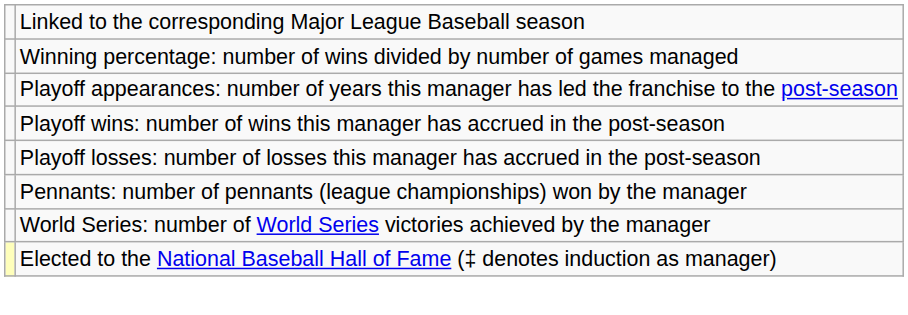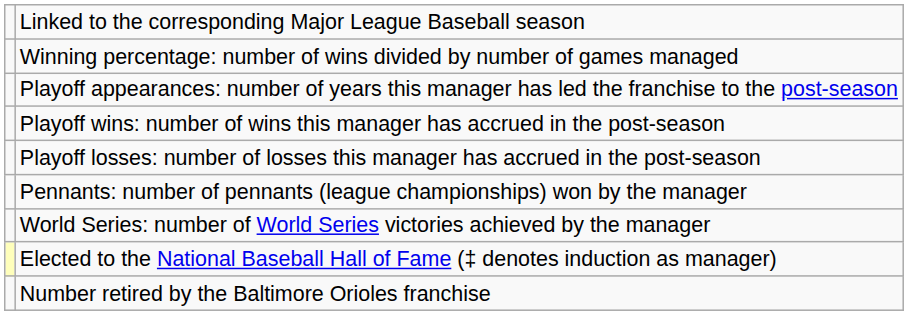+ row: (255, 293)
